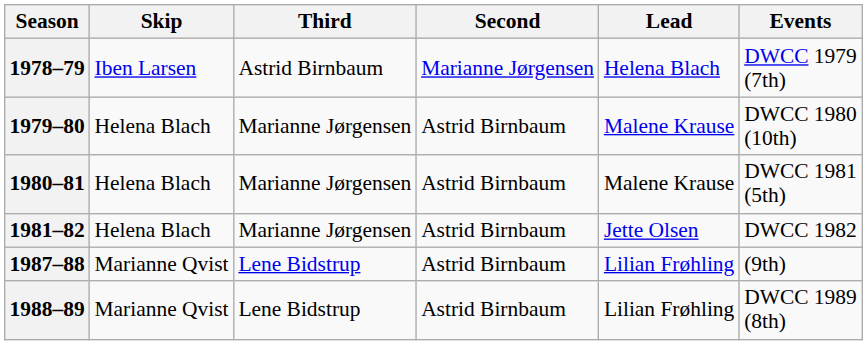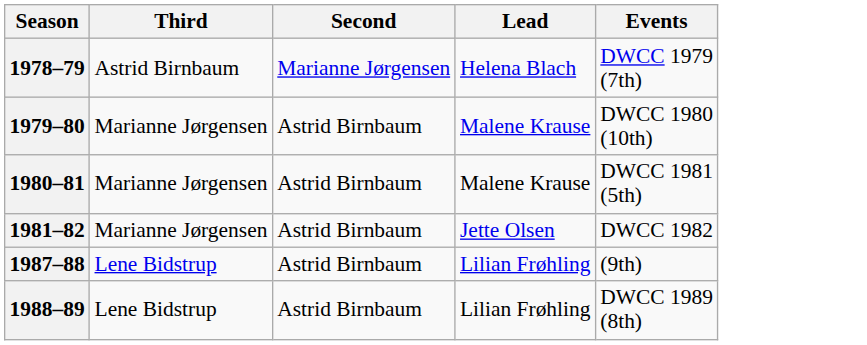- column: (162, 21)
